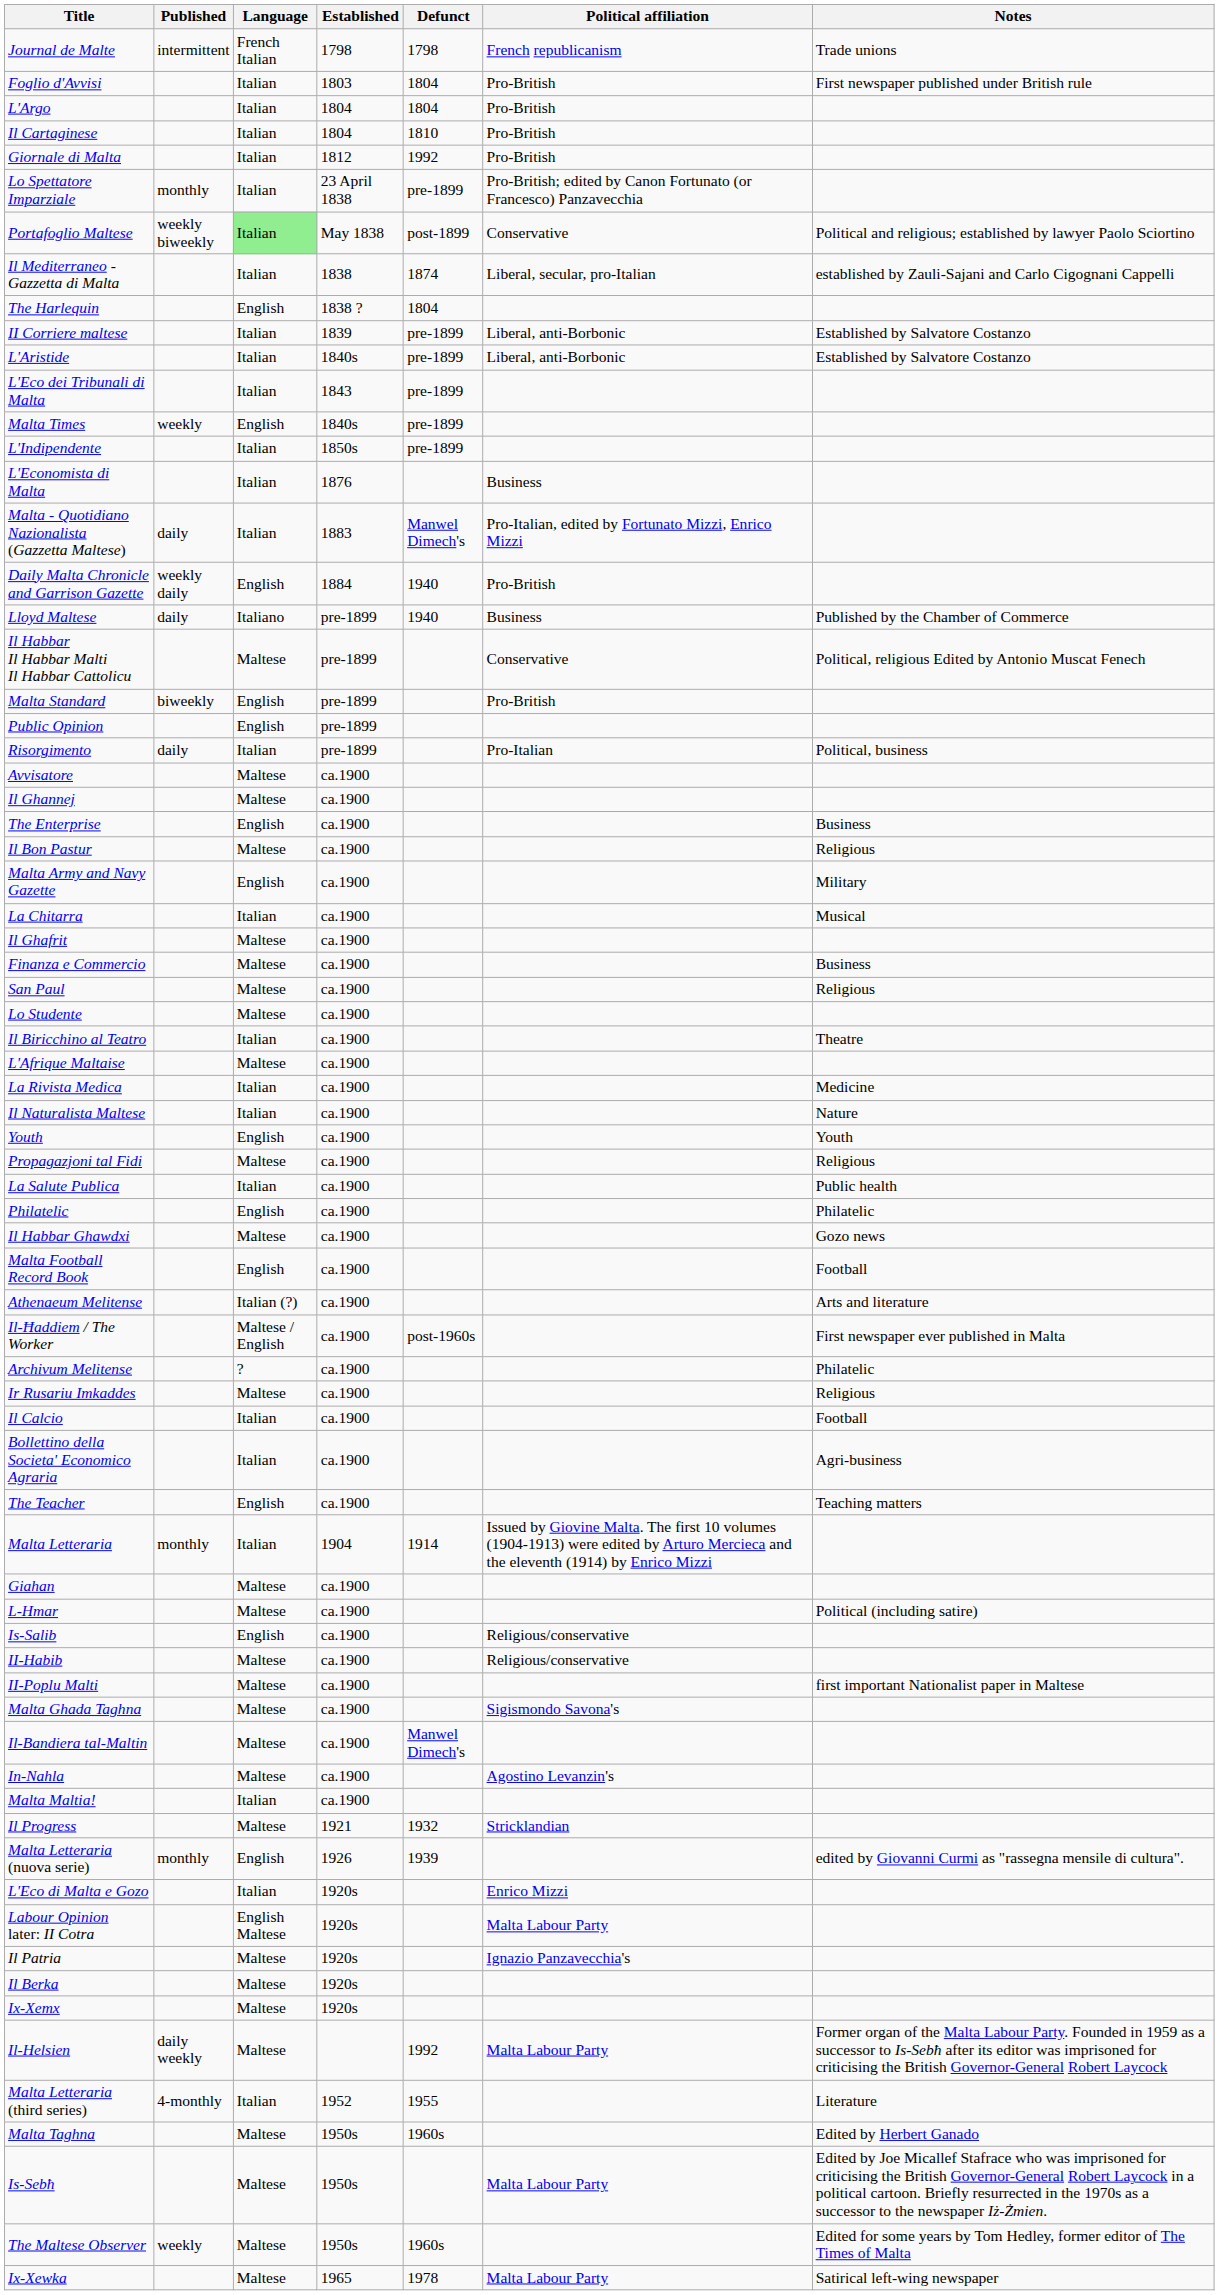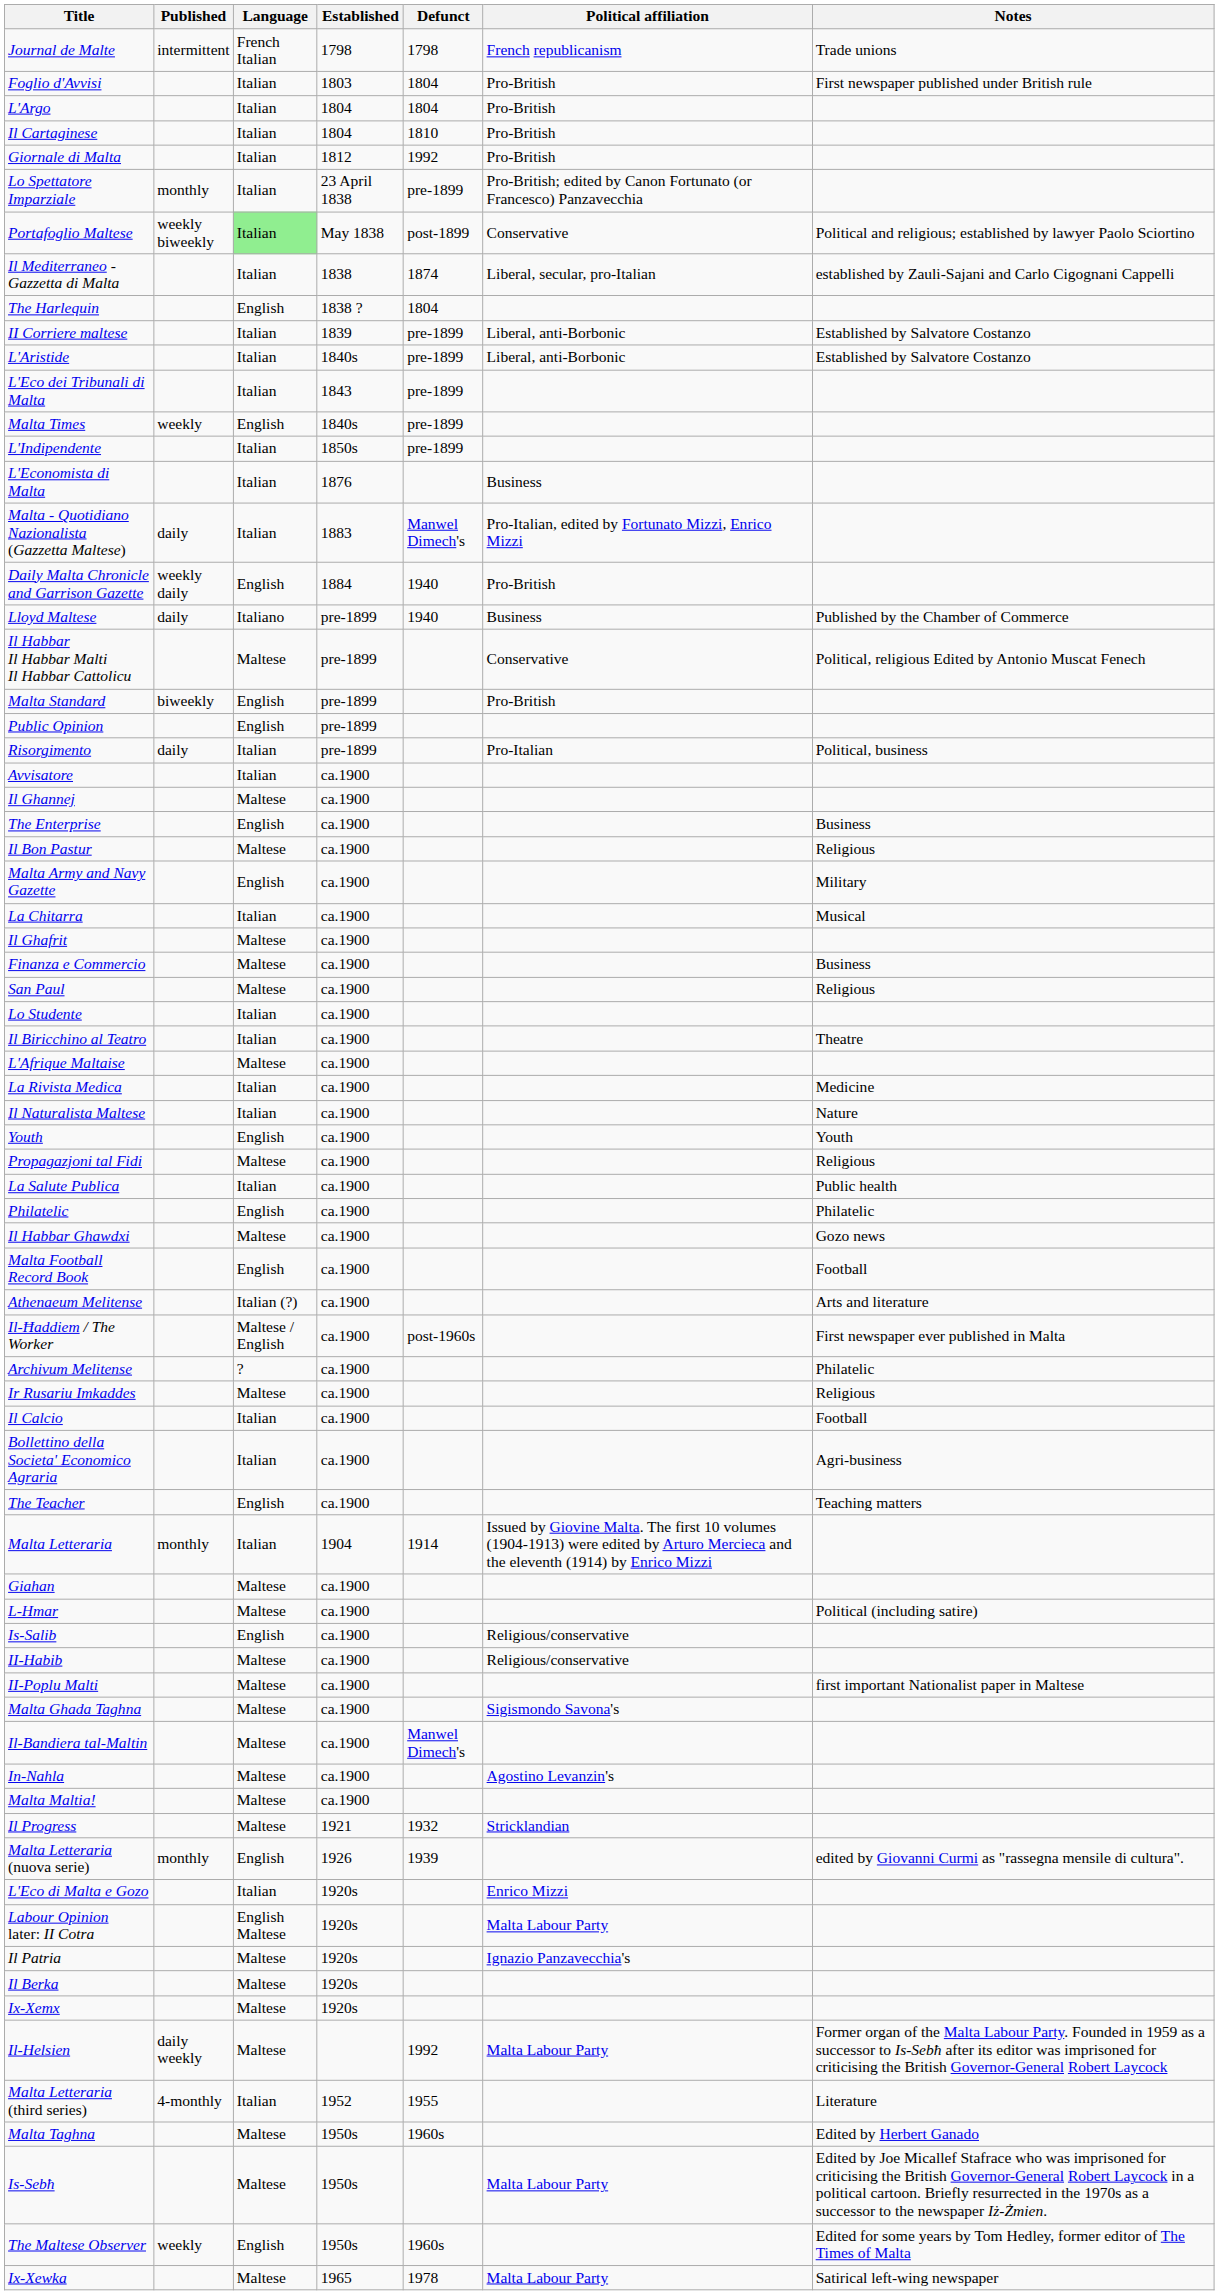(261, 774) Maltese -> (257, 774) Italian
(261, 1013) Maltese -> (257, 1013) Italian
(257, 1800) Italian -> (261, 1800) Maltese
(261, 2244) Maltese -> (260, 2244) English
